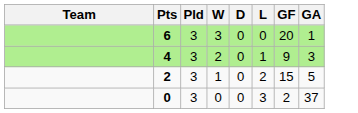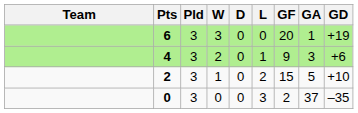+ column: (338, 14)
